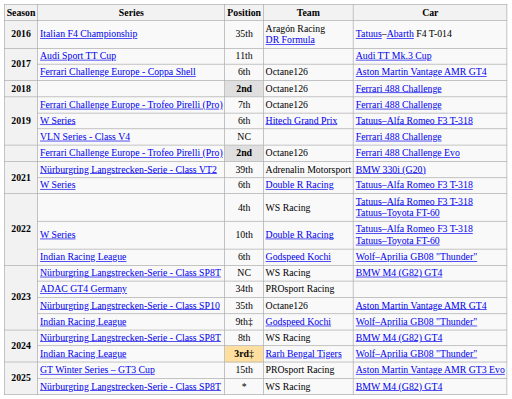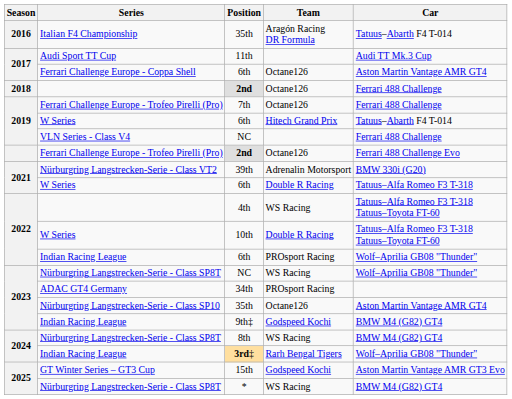(414, 121) Tatuus–Alfa Romeo F3 T-318 -> (404, 121) Tatuus–Abarth F4 T-014
(298, 257) Godspeed Kochi -> (300, 257) PROsport Racing
(399, 273) BMW M4 (G82) GT4 -> (416, 273) Wolf–Aprilia GB08 "Thunder"
(416, 322) Wolf–Aprilia GB08 "Thunder" -> (399, 322) BMW M4 (G82) GT4
(300, 370) PROsport Racing -> (298, 370) Godspeed Kochi
